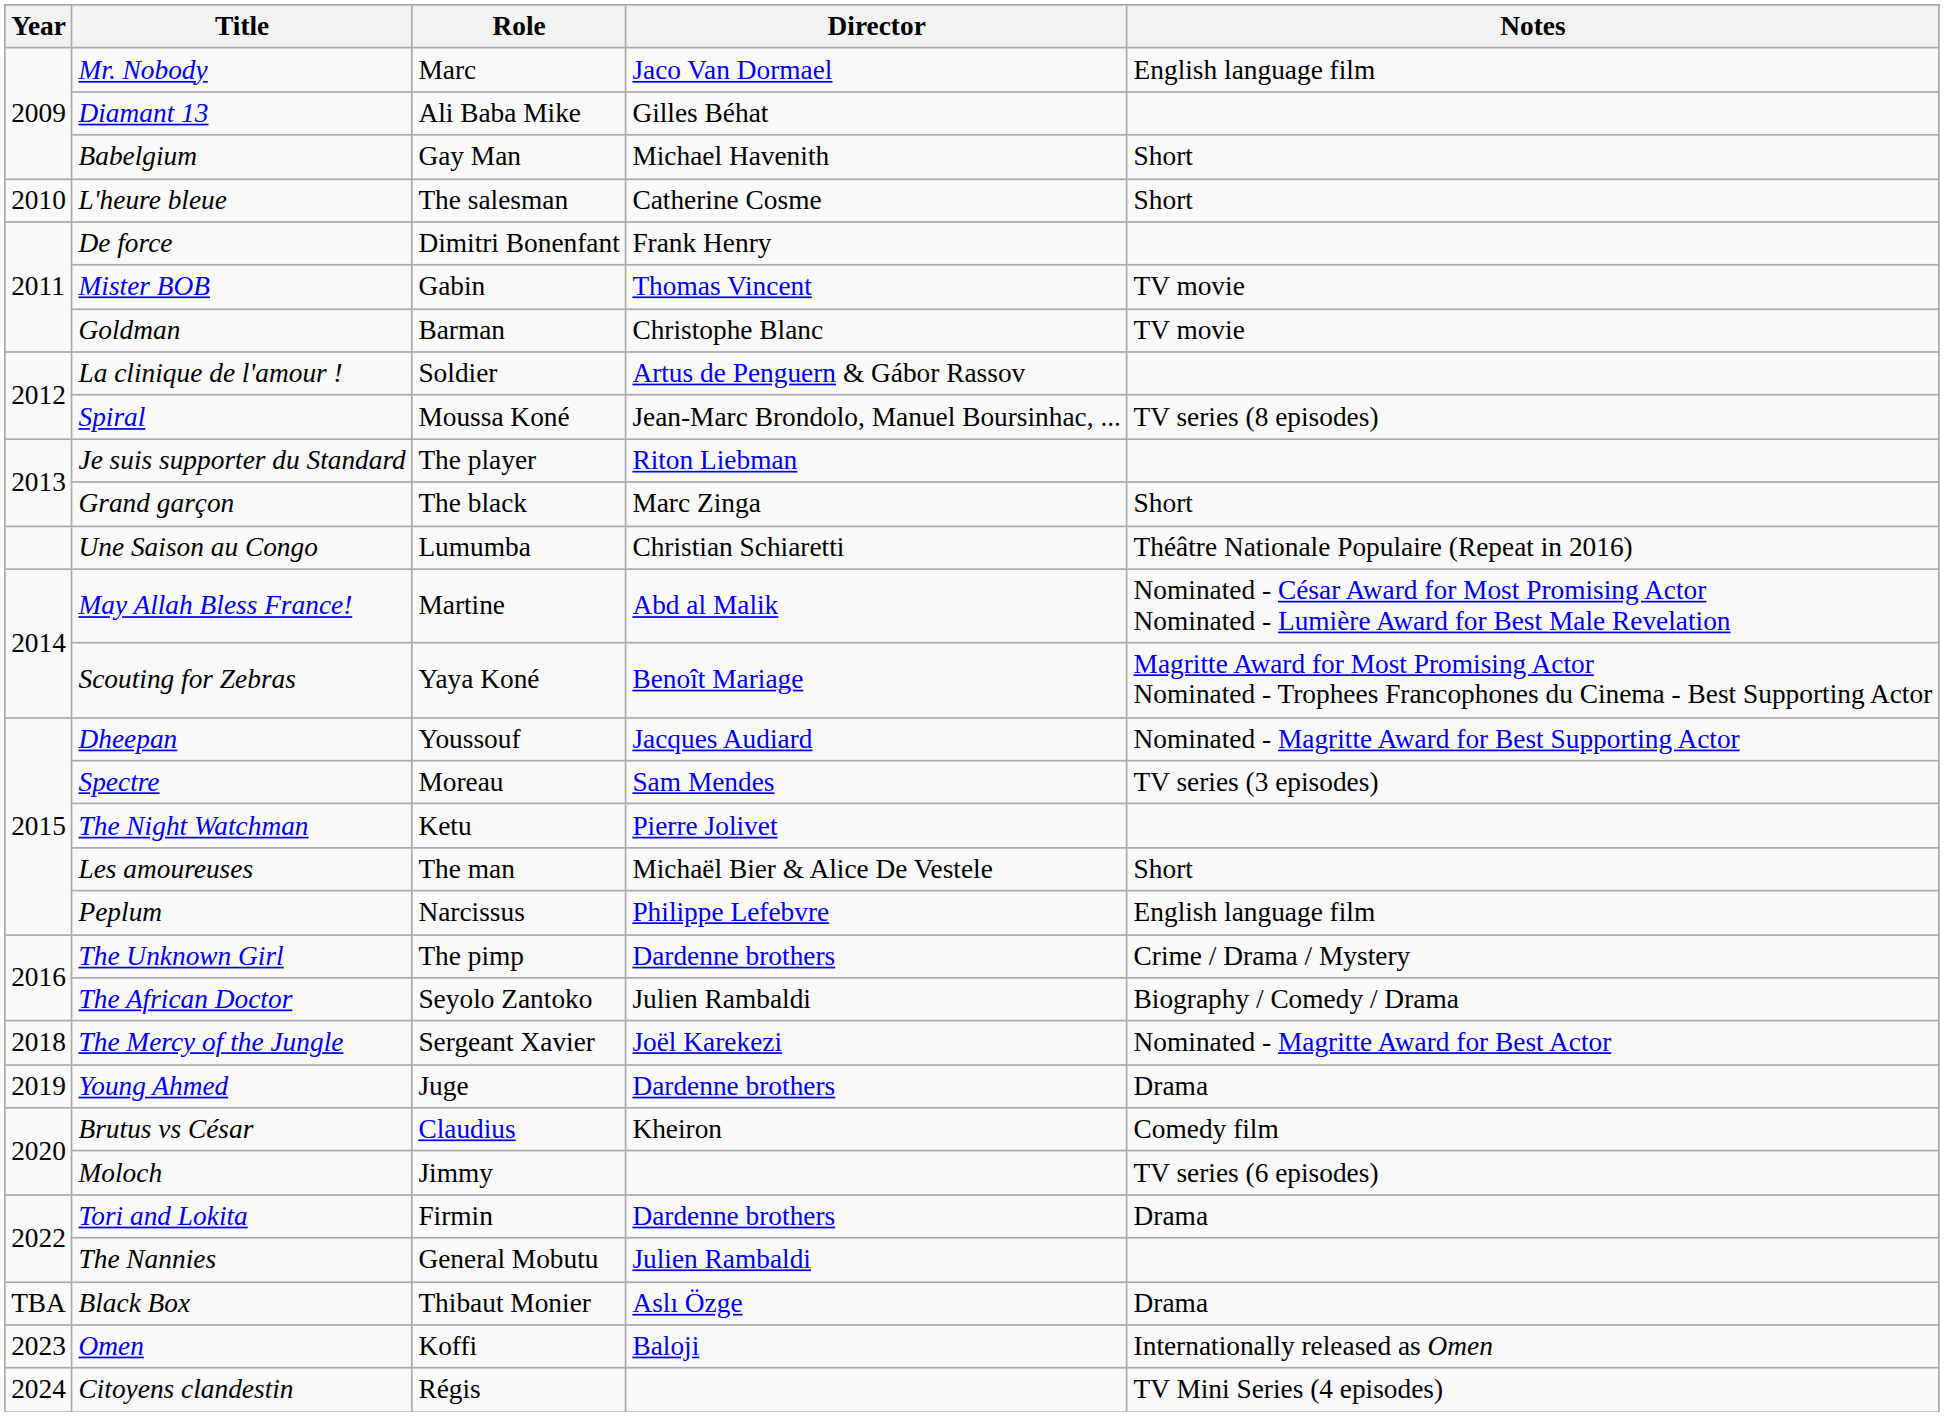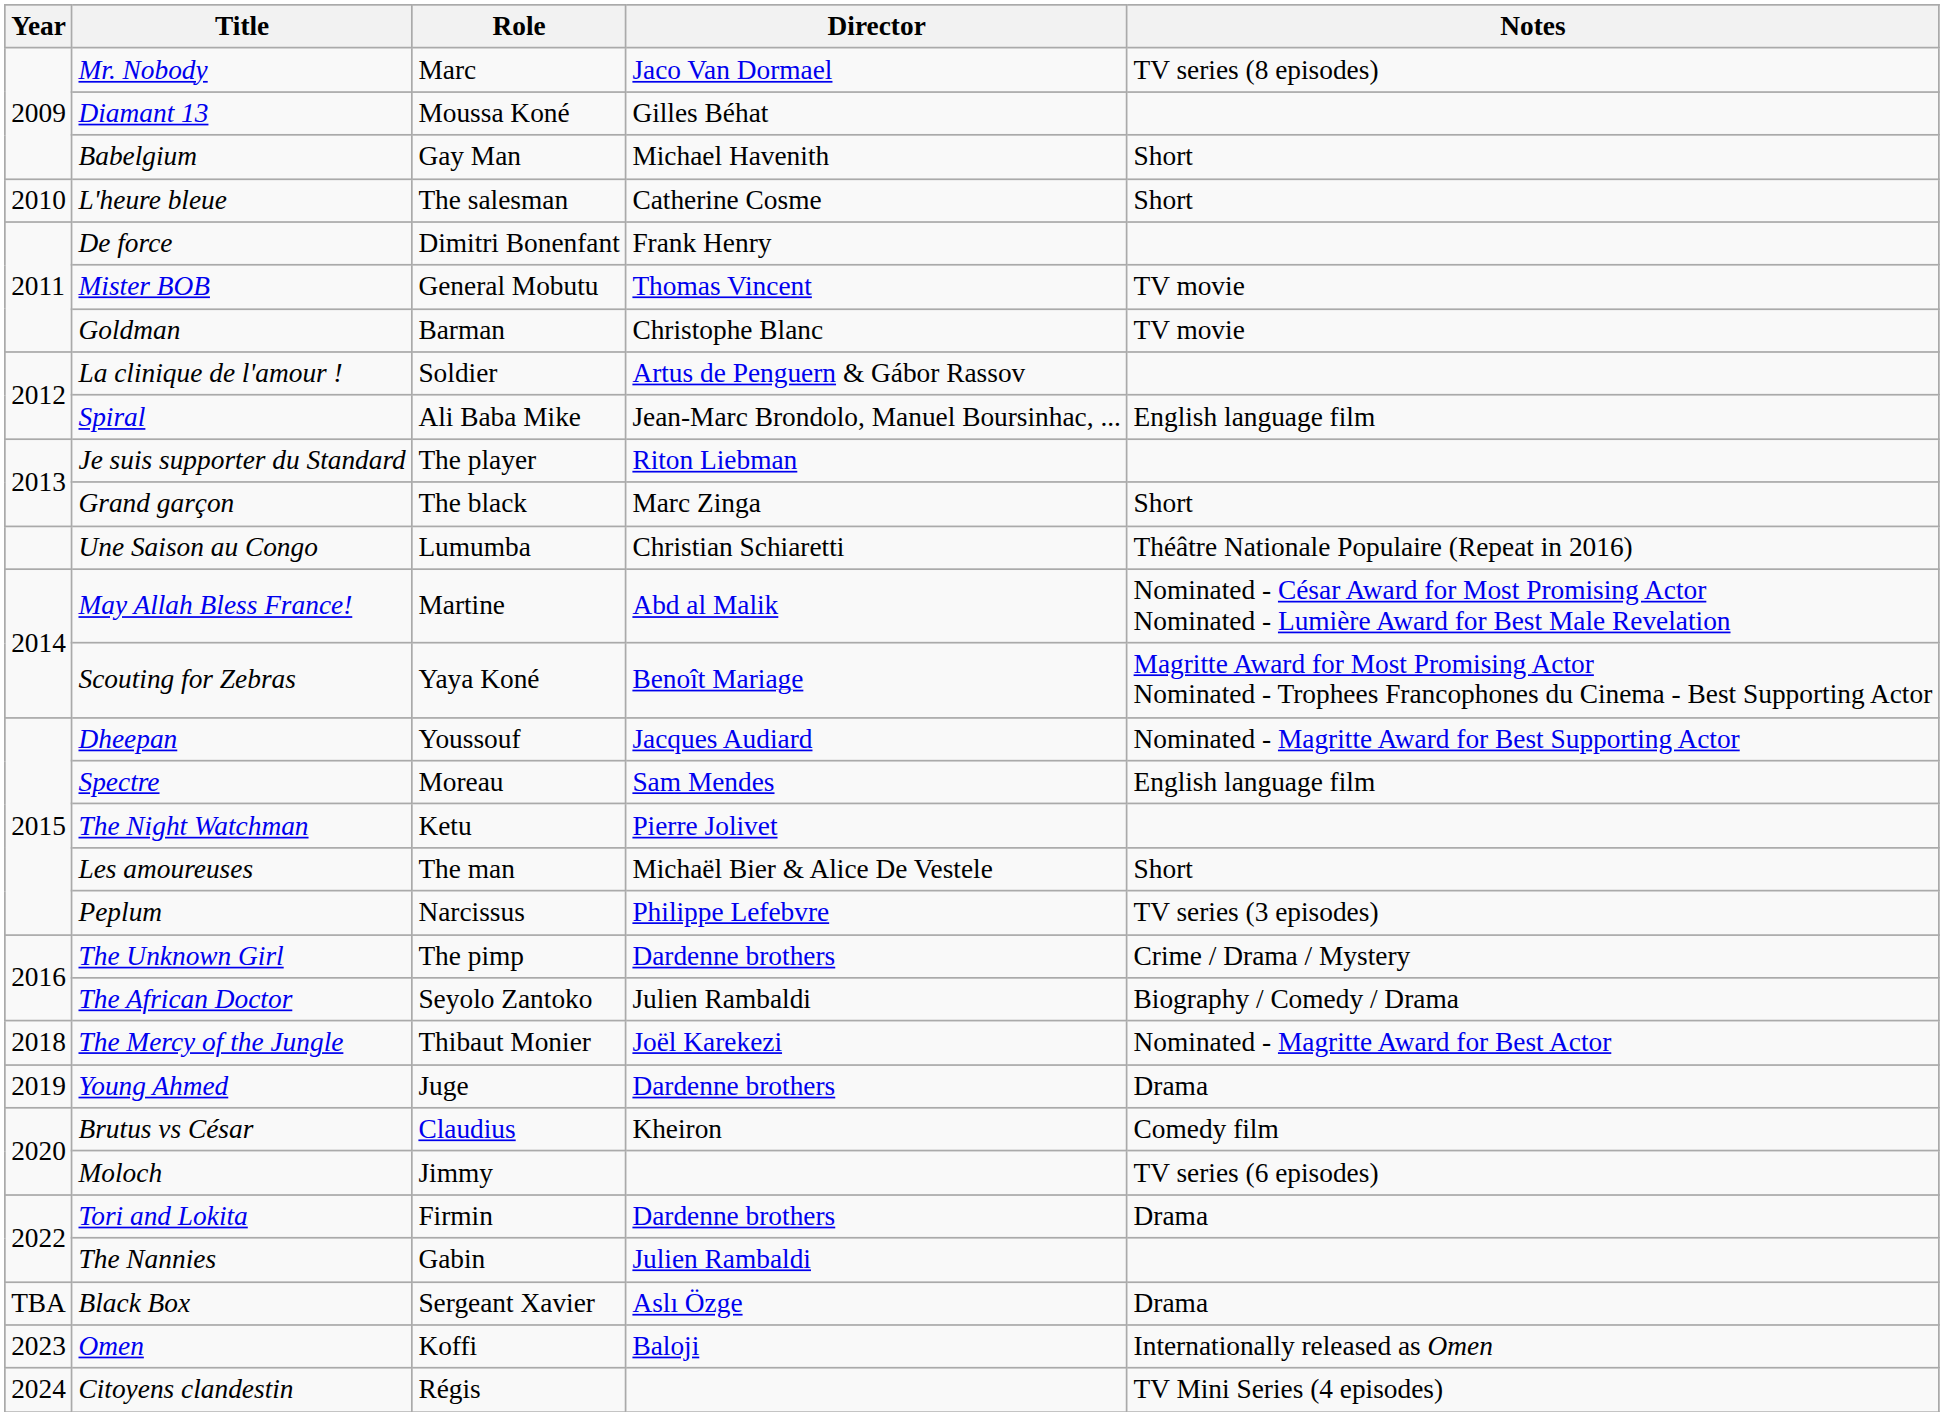(1254, 69) English language film -> (1256, 69) TV series (8 episodes)
(500, 112) Ali Baba Mike -> (494, 112) Moussa Koné
(452, 286) Gabin -> (508, 286) General Mobutu
(494, 416) Moussa Koné -> (500, 416) Ali Baba Mike
(1256, 416) TV series (8 episodes) -> (1254, 416) English language film
(1256, 782) TV series (3 episodes) -> (1254, 782) English language film
(1254, 912) English language film -> (1256, 912) TV series (3 episodes)
(507, 1042) Sergeant Xavier -> (505, 1042) Thibaut Monier
(508, 1259) General Mobutu -> (452, 1259) Gabin
(505, 1302) Thibaut Monier -> (507, 1302) Sergeant Xavier
